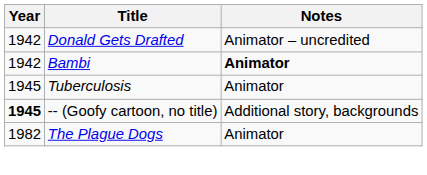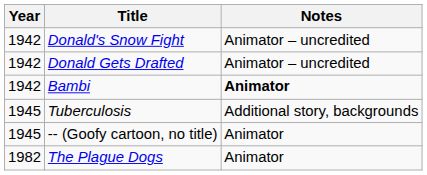+ row: (116, 39)
(254, 87) Animator -> (321, 110) Additional story, backgrounds
(24, 110) bold -> (24, 134) normal
(321, 110) Additional story, backgrounds -> (254, 134) Animator
